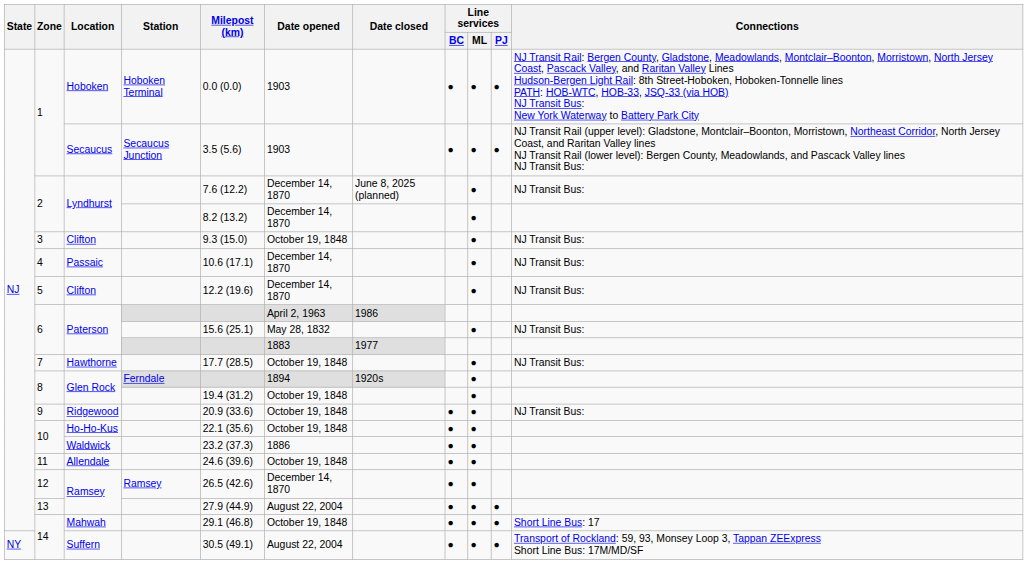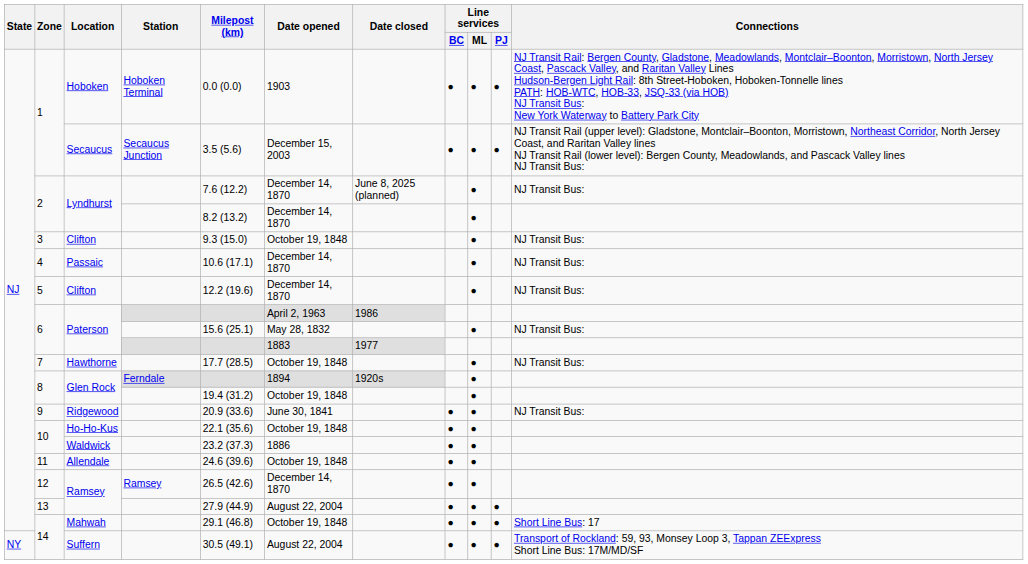(278, 149) 1903 -> (300, 149) December 15, 2003
(307, 412) October 19, 1848 -> (300, 412) June 30, 1841
